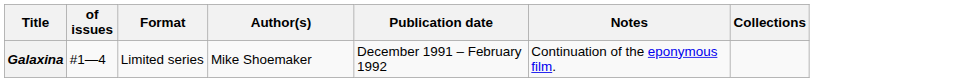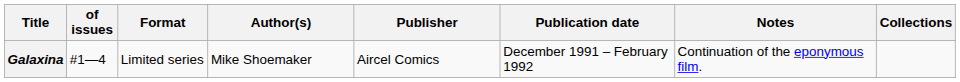+ column: (427, 22)
